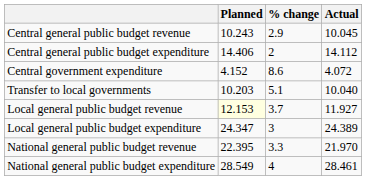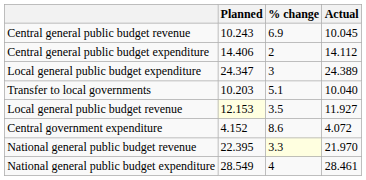(276, 33) 2.9 -> (276, 33) 6.9
rows swapped: (85, 71) <-> (104, 128)
(276, 109) 3.7 -> (276, 109) 3.5
(276, 147) no background -> (276, 147) lightyellow background
